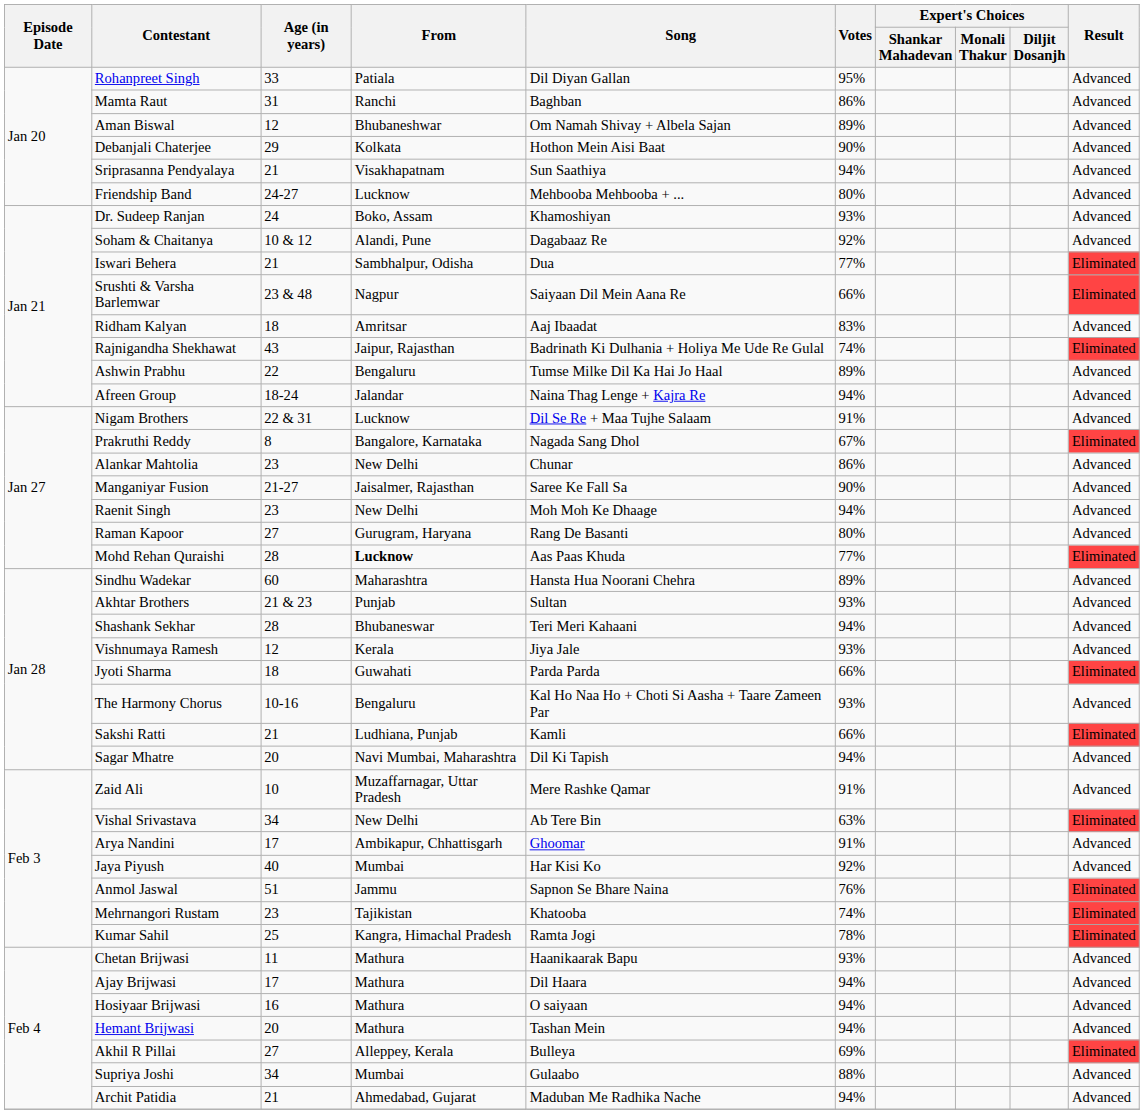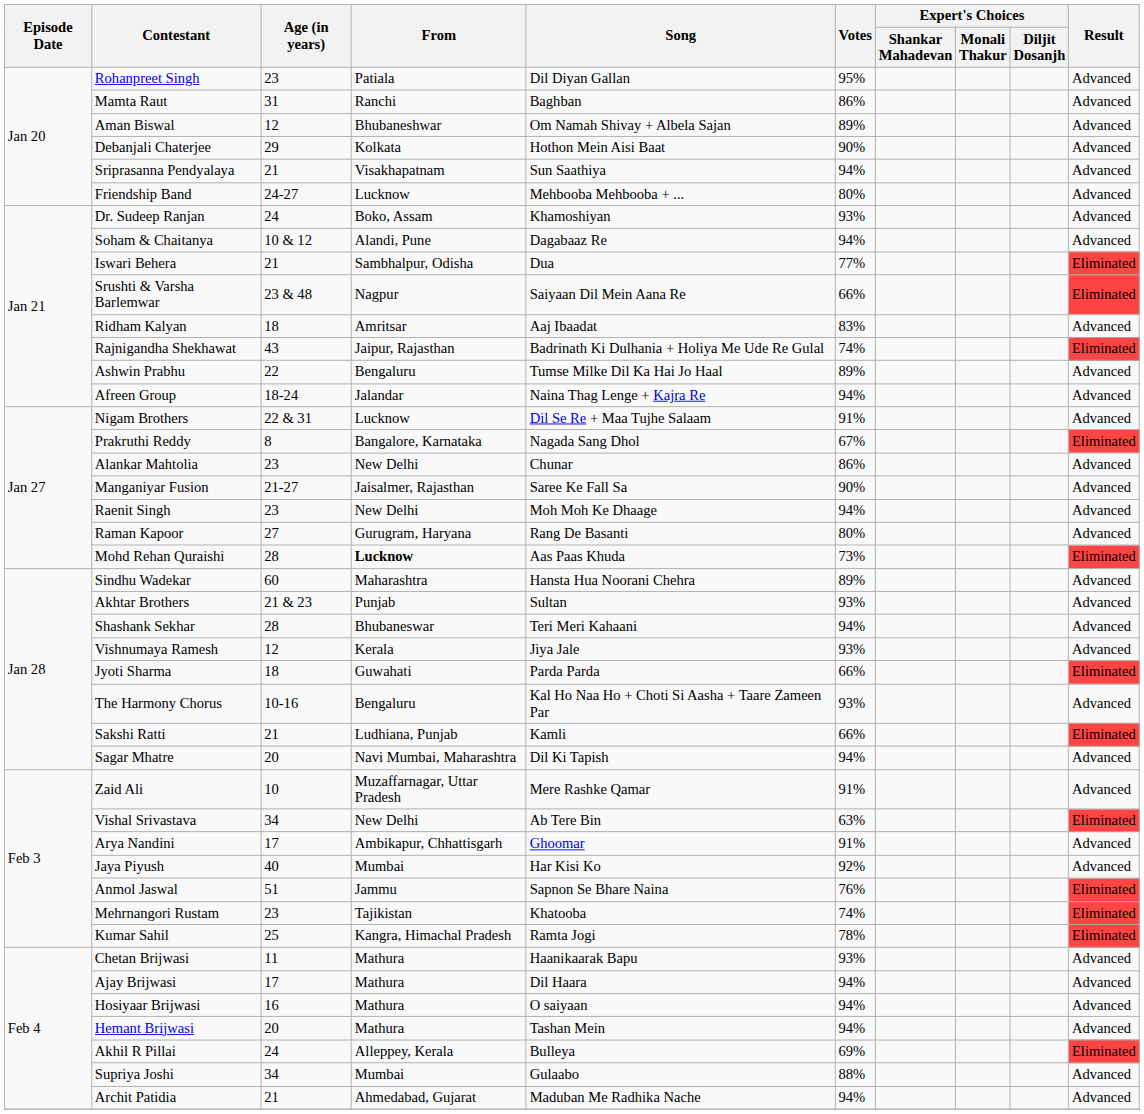(271, 78) 33 -> (271, 78) 23
(852, 240) 92% -> (852, 240) 94%
(852, 556) 77% -> (852, 556) 73%
(271, 1051) 27 -> (271, 1051) 24
